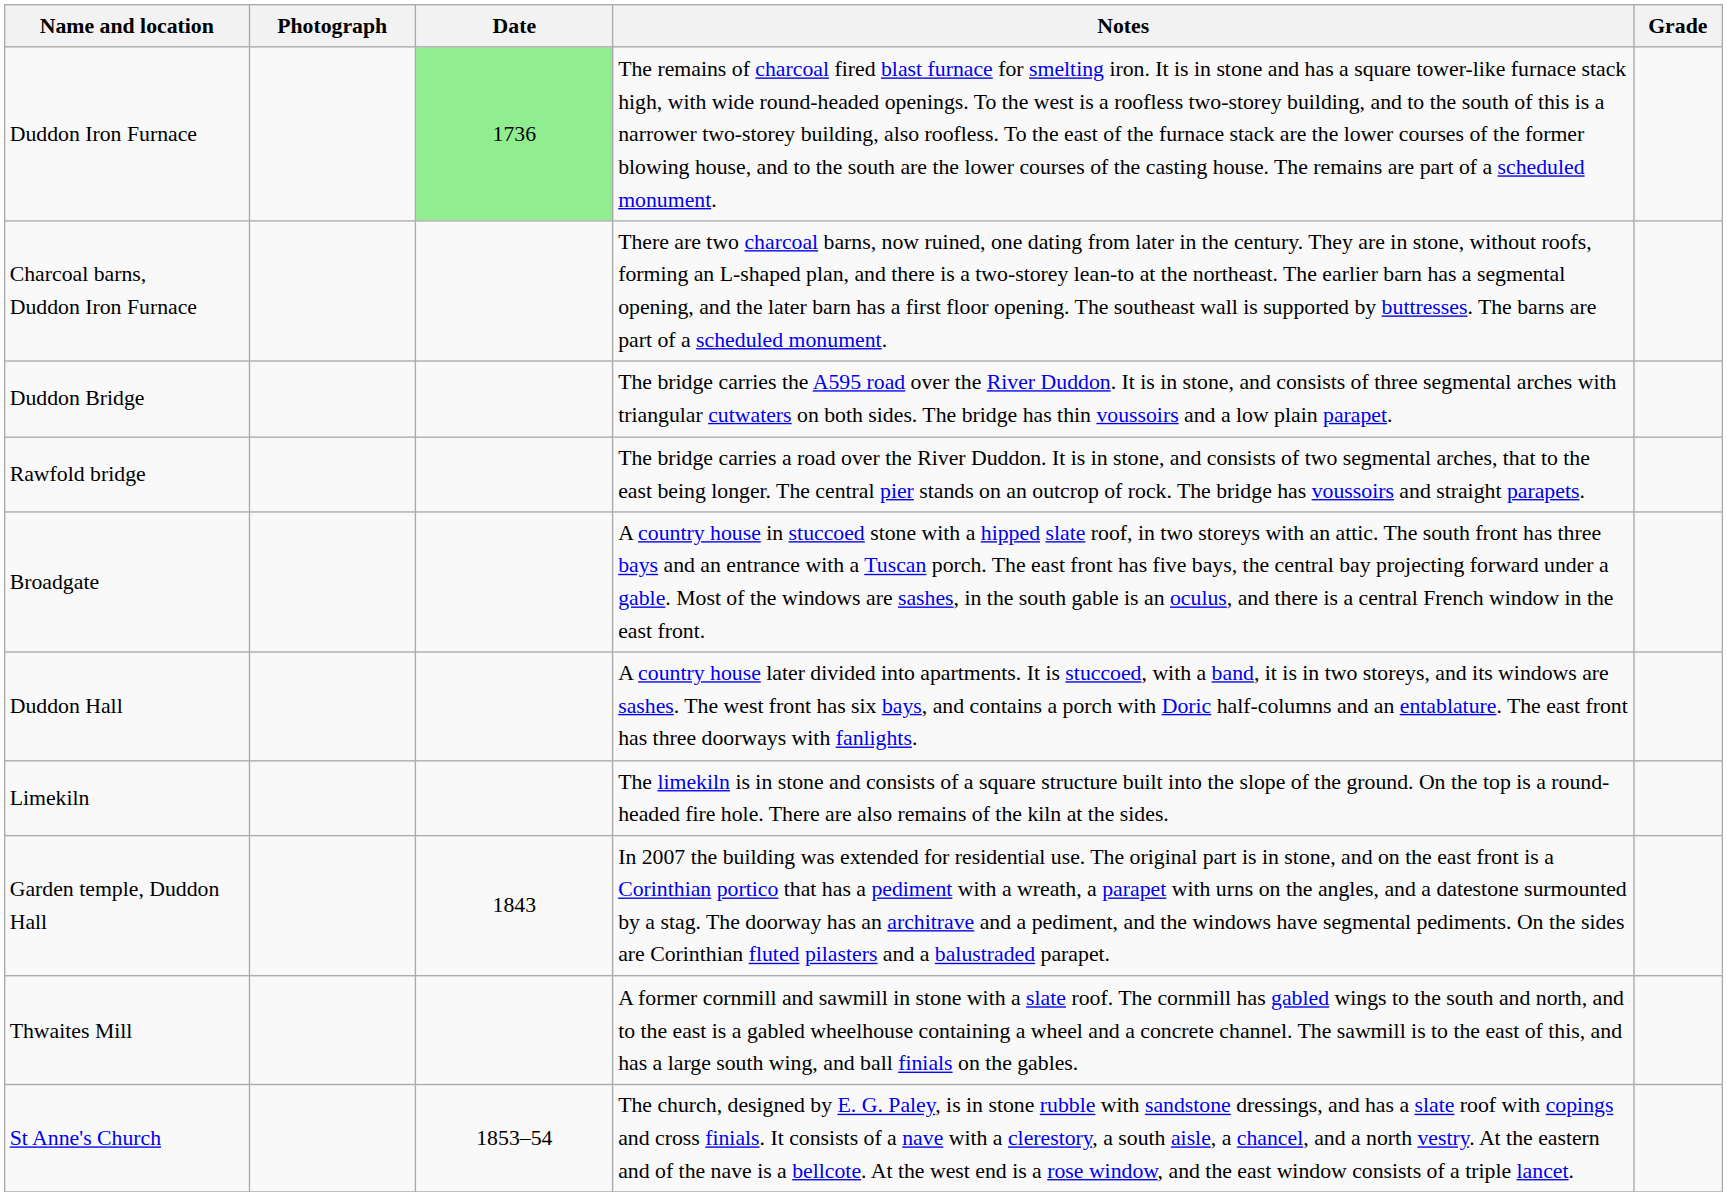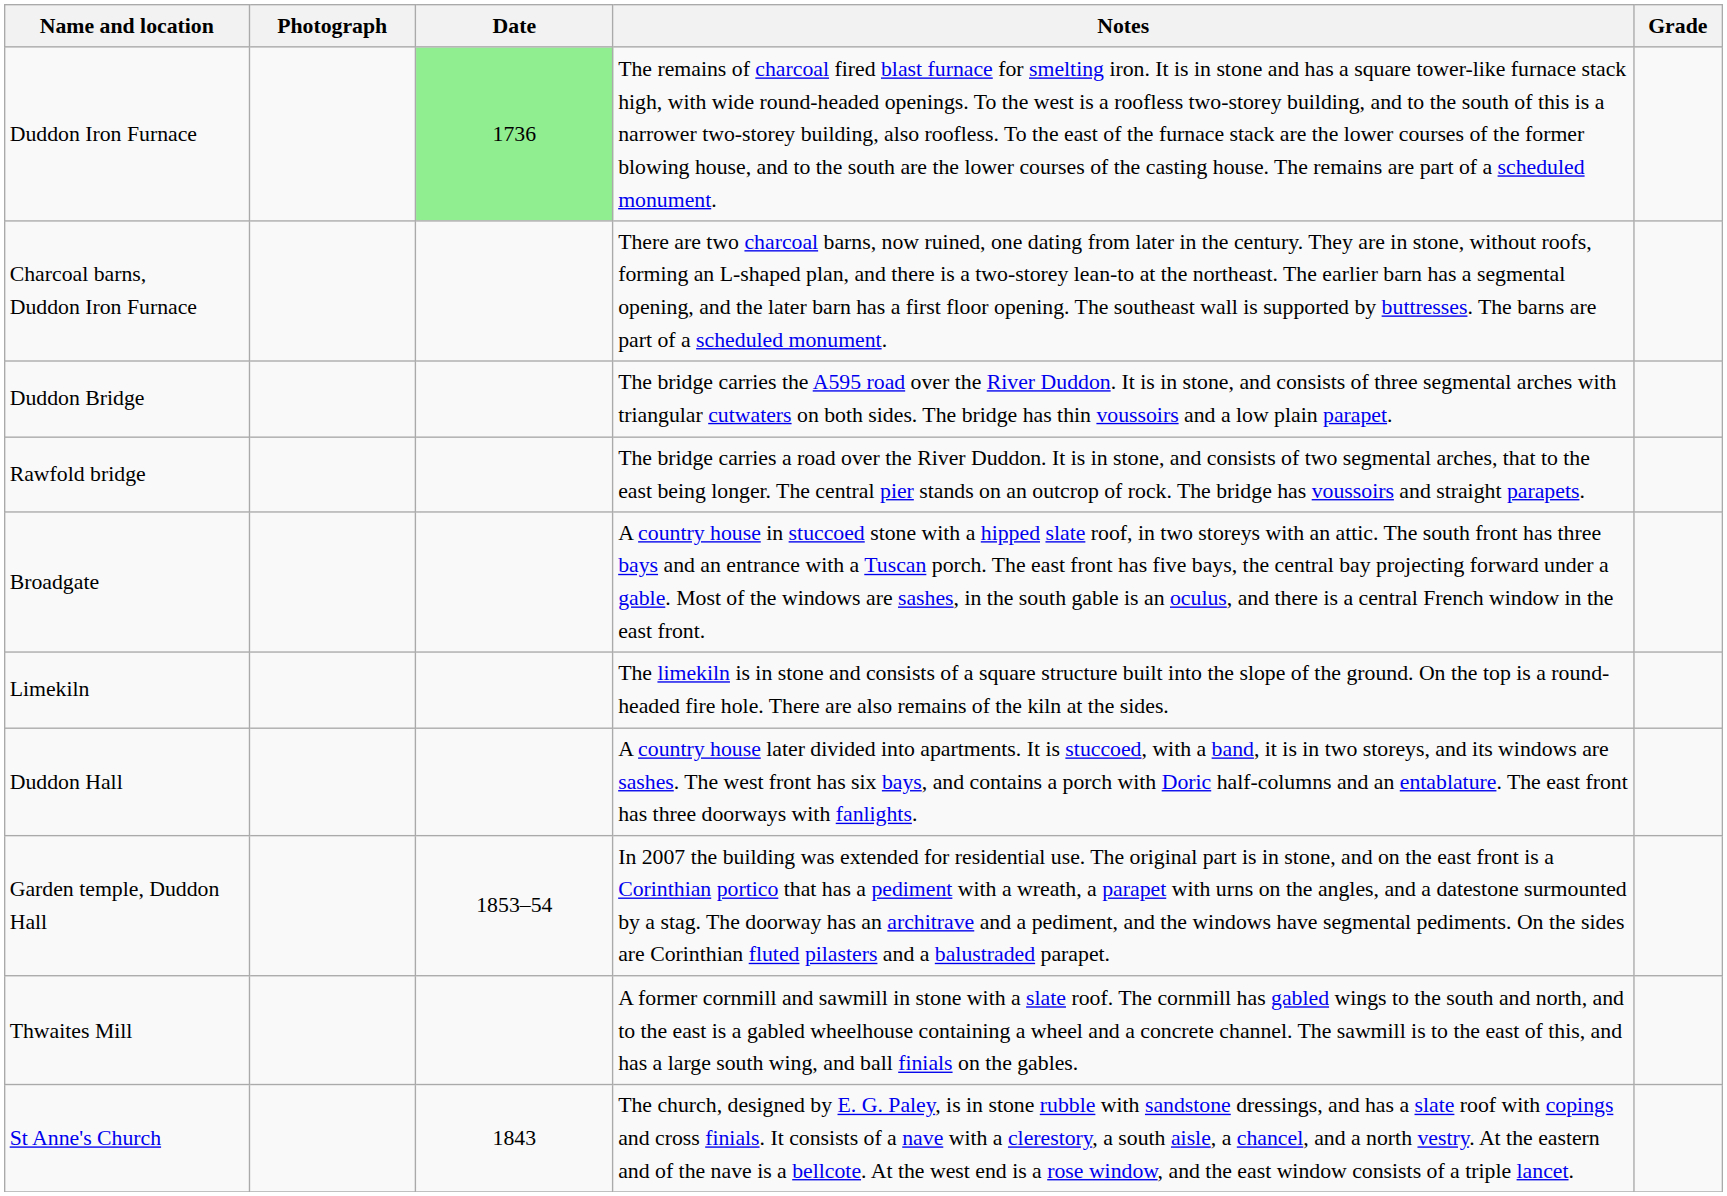rows swapped: (66, 706) <-> (50, 797)
(514, 905) 1843 -> (514, 905) 1853–54
(514, 1137) 1853–54 -> (514, 1137) 1843
